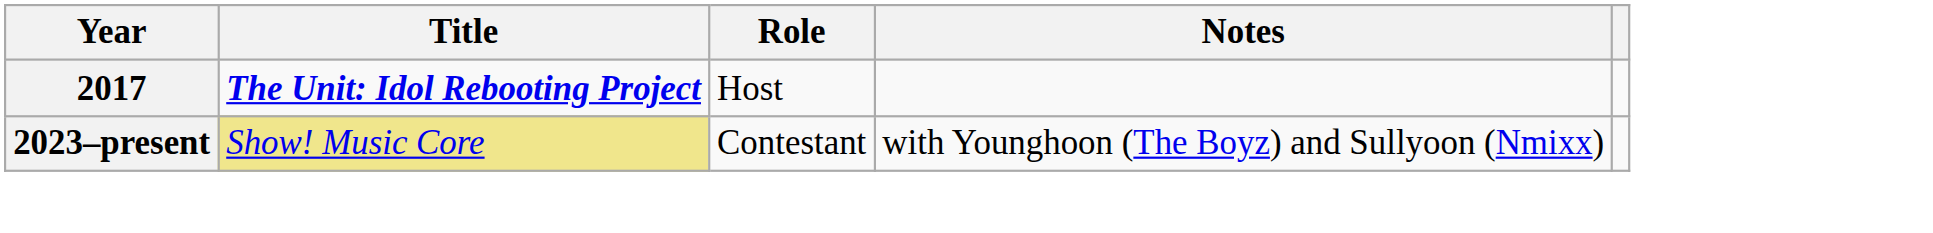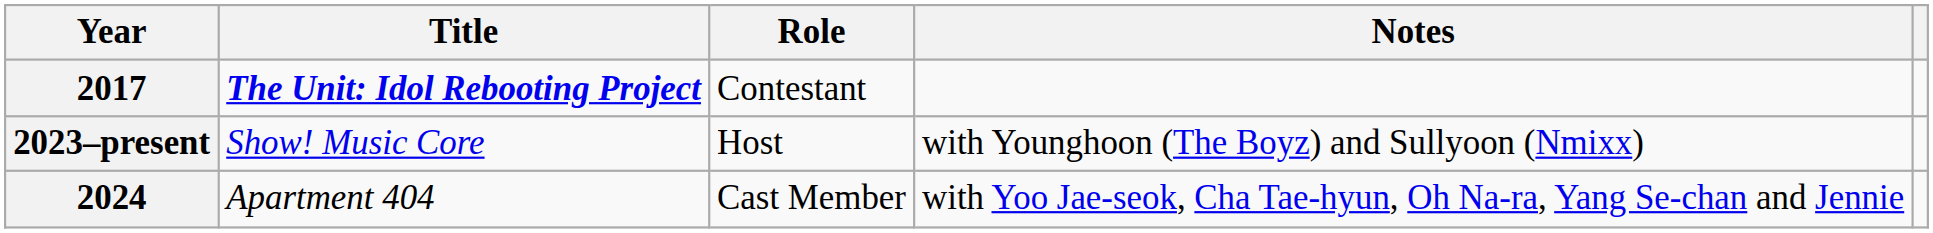(750, 87) Host -> (792, 87) Contestant
(355, 142) khaki background -> (355, 142) no background
(792, 142) Contestant -> (750, 142) Host
+ row: (112, 198)
